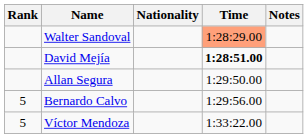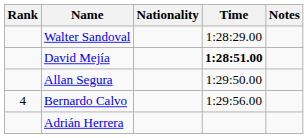(234, 37) lightsalmon background -> (234, 37) no background
(23, 101) 5 -> (23, 101) 4
- row: (87, 123)
+ row: (84, 123)
